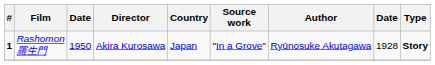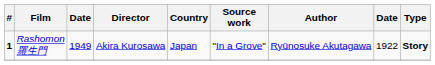(80, 45) 1950 -> (80, 45) 1949
(387, 45) 1928 -> (387, 45) 1922
